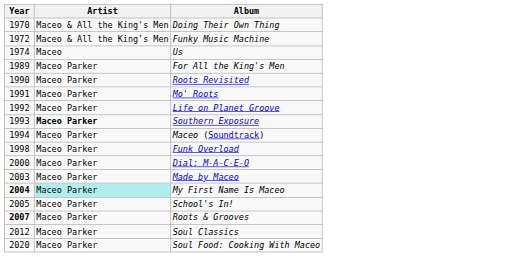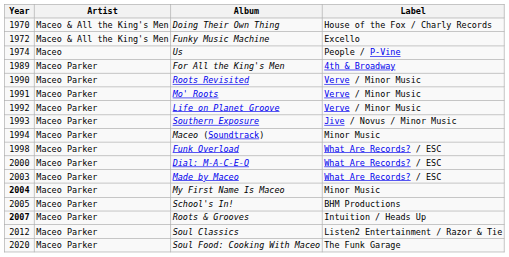+ column: (413, 11)
(67, 121) bold -> (67, 121) normal
(67, 190) paleturquoise background -> (67, 190) no background
